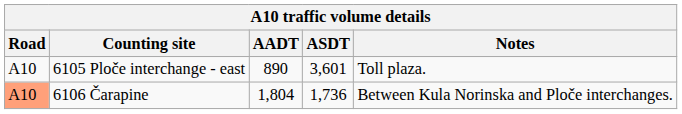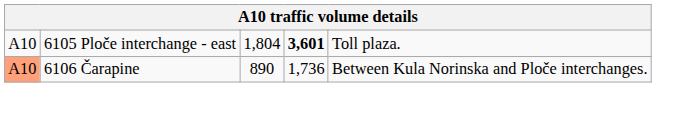- row: (149, 43)
(276, 69) 890 -> (262, 43) 1,804
(328, 69) normal -> (306, 43) bold
(276, 95) 1,804 -> (262, 69) 890
